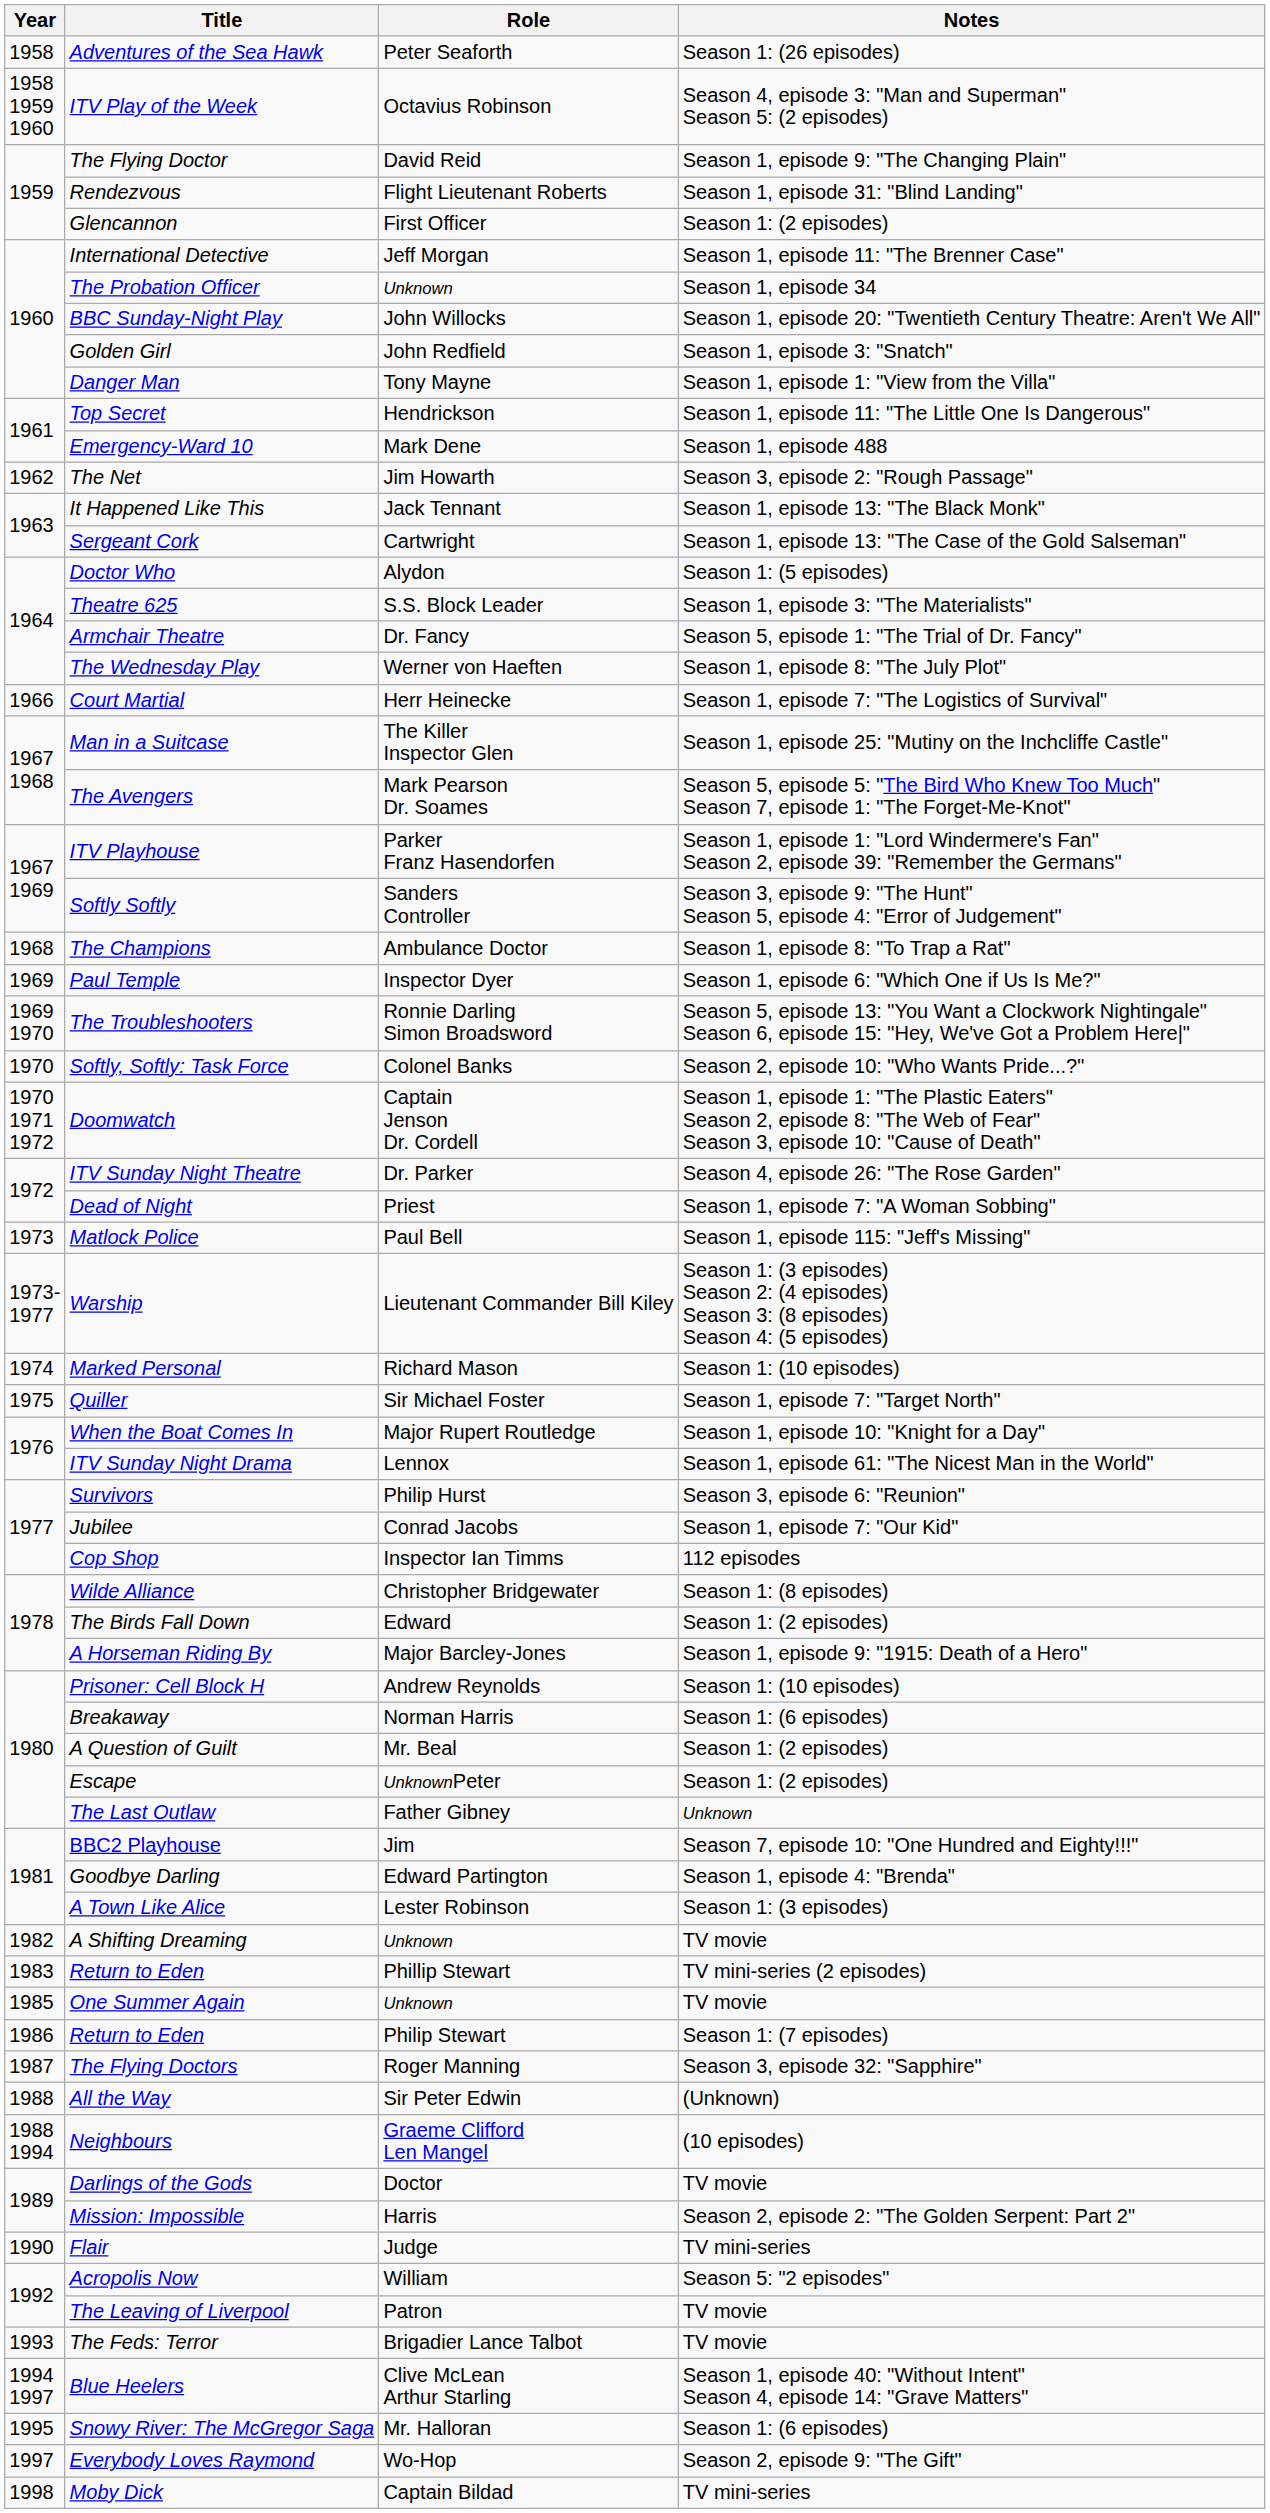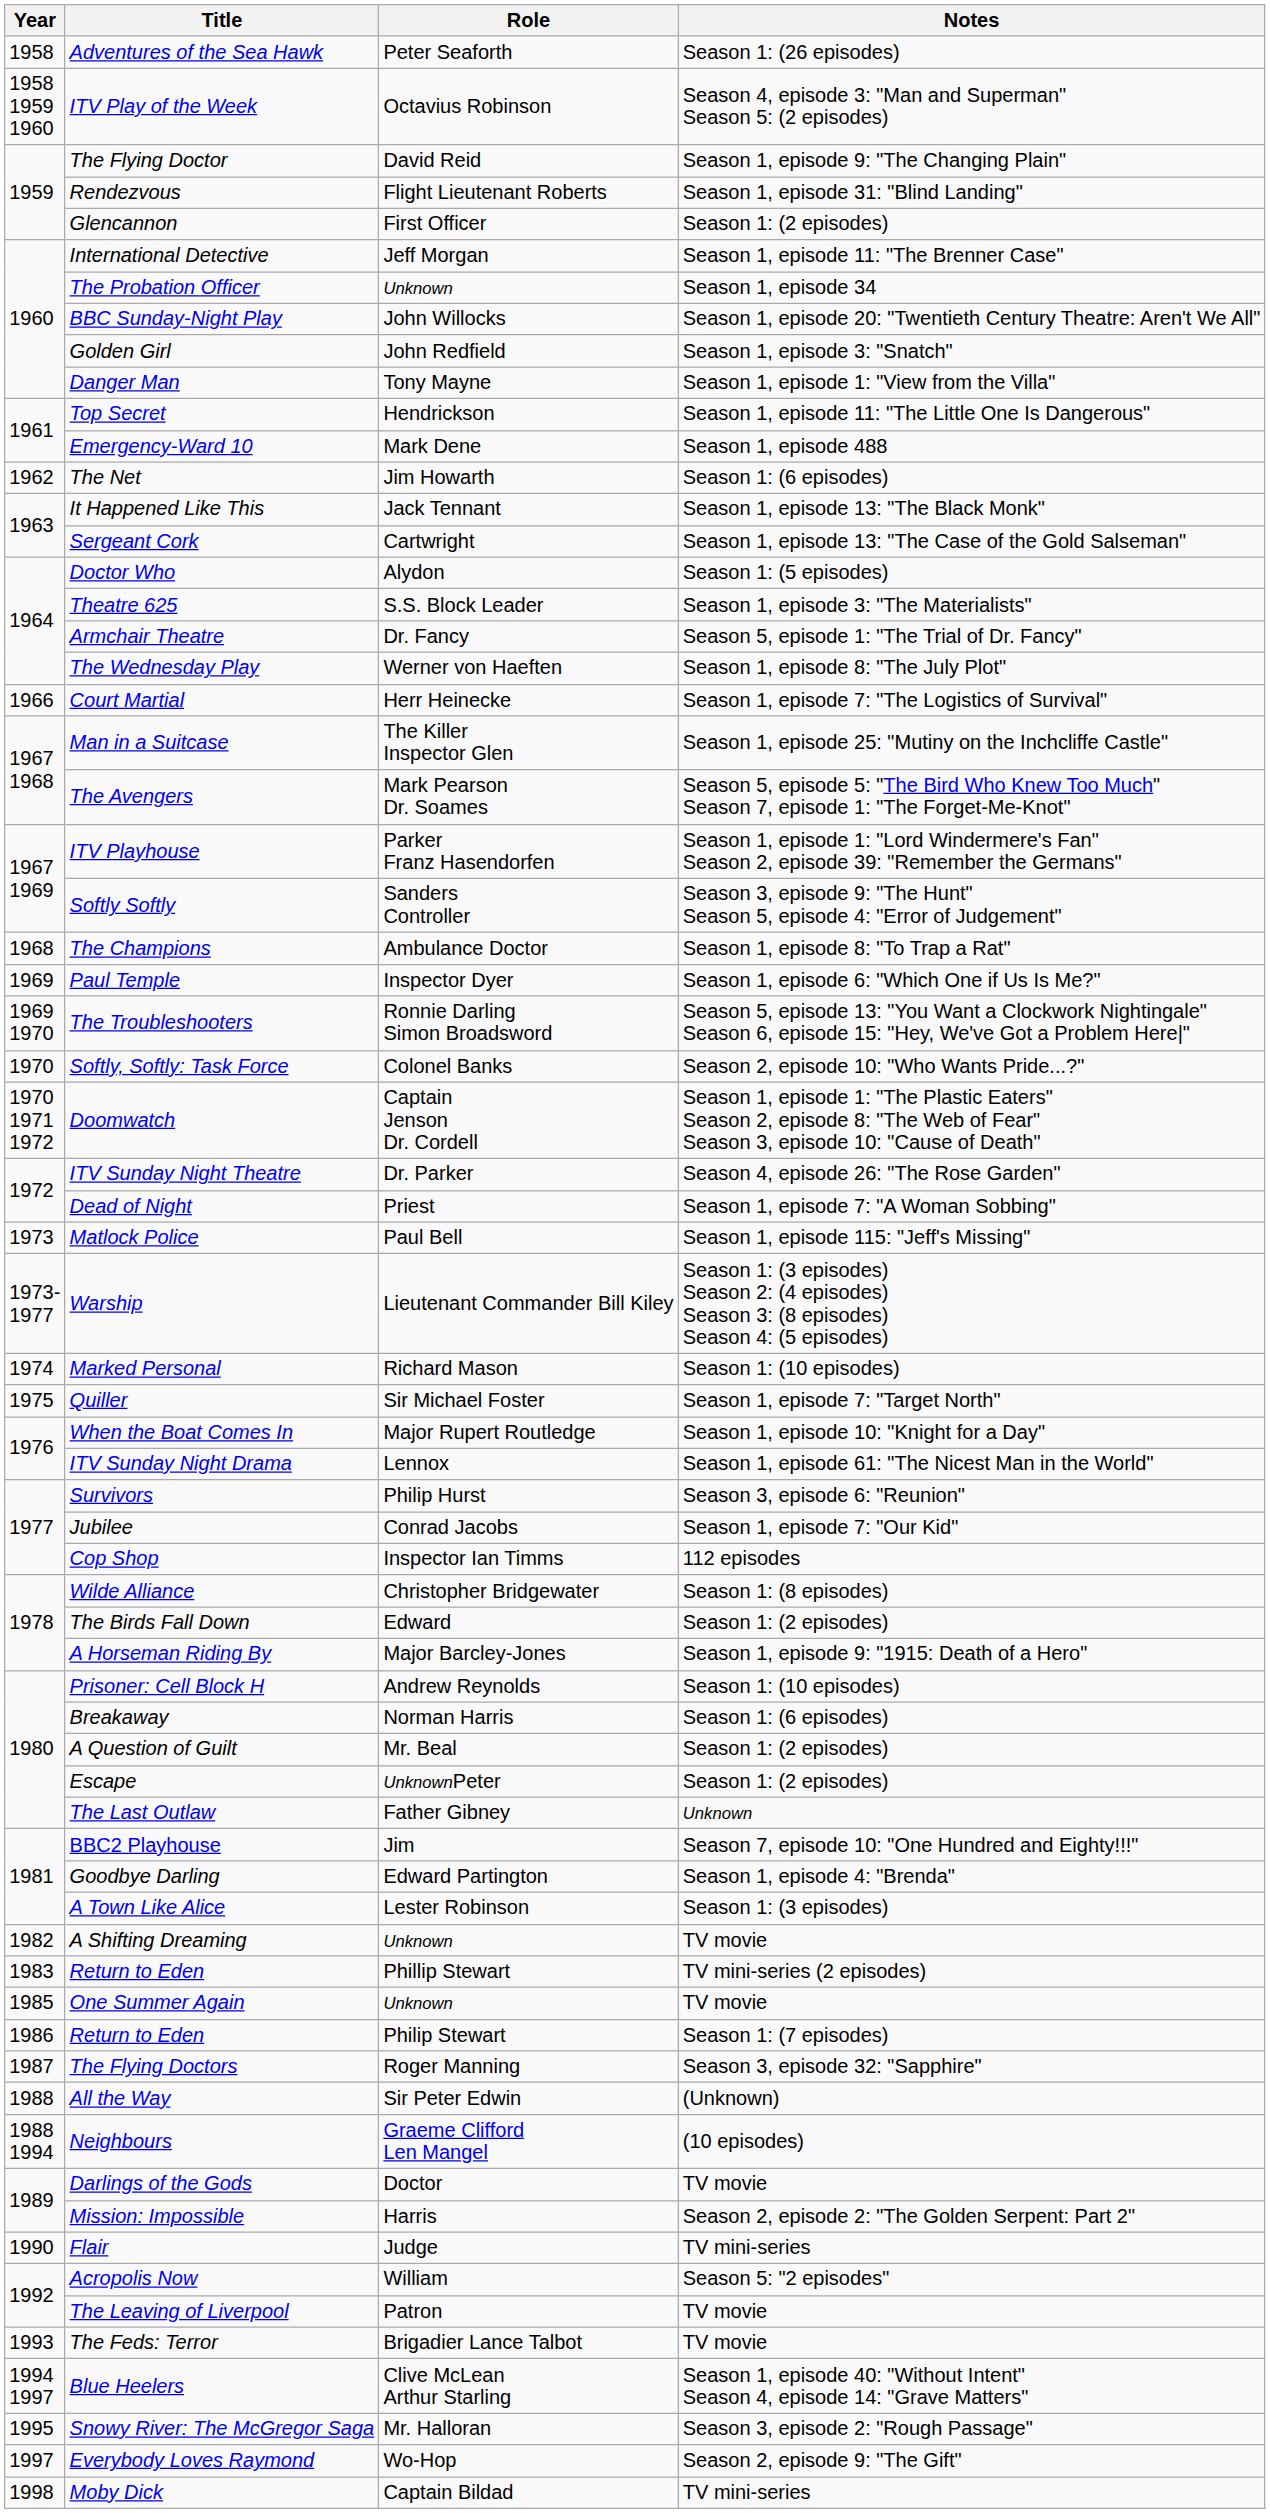(858, 477) Season 3, episode 2: "Rough Passage" -> (786, 477) Season 1: (6 episodes)
(786, 2428) Season 1: (6 episodes) -> (858, 2428) Season 3, episode 2: "Rough Passage"
